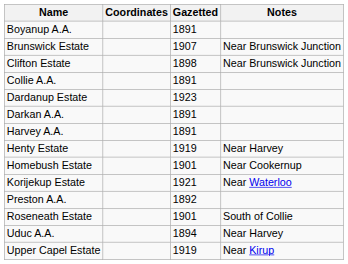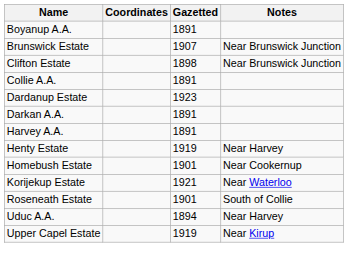- row: (37, 200)
